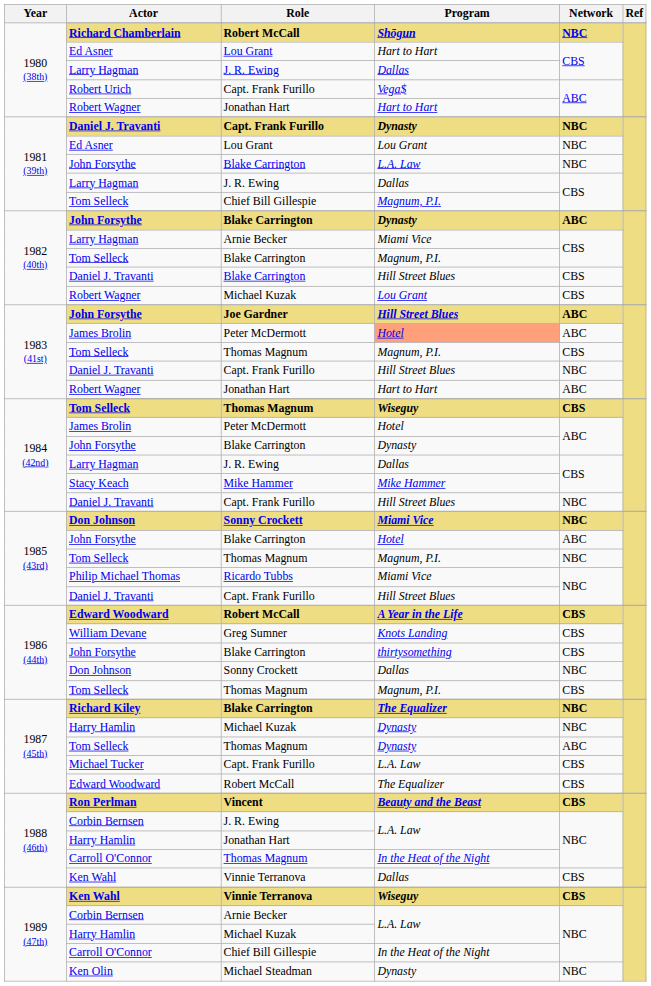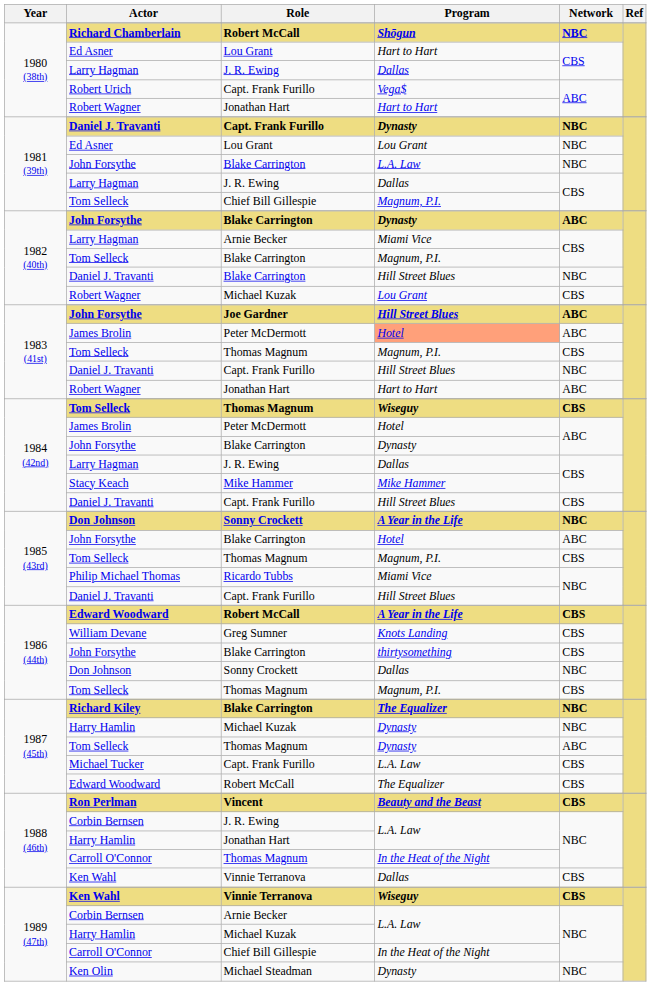(573, 276) CBS -> (574, 276) NBC
(574, 502) NBC -> (573, 502) CBS
(405, 520) Miami Vice -> (420, 520) A Year in the Life
(574, 558) NBC -> (573, 558) CBS
